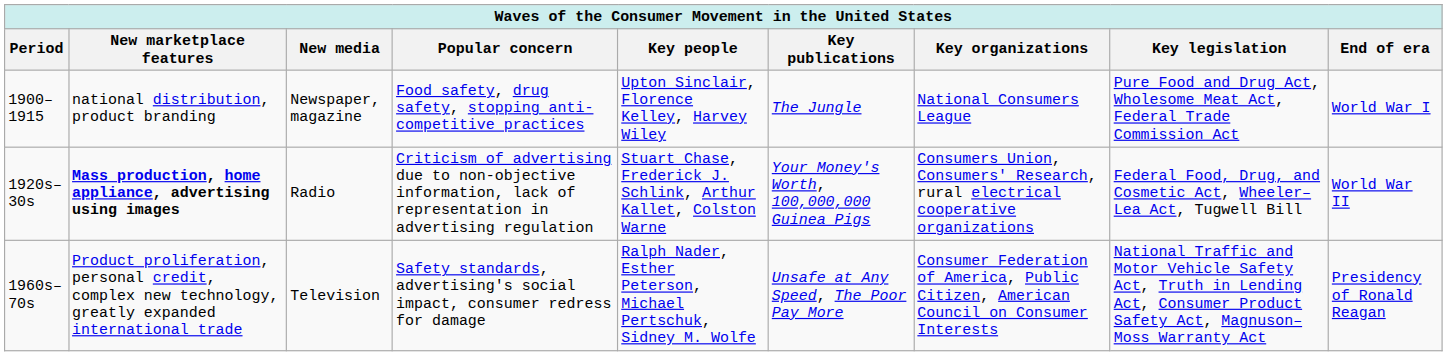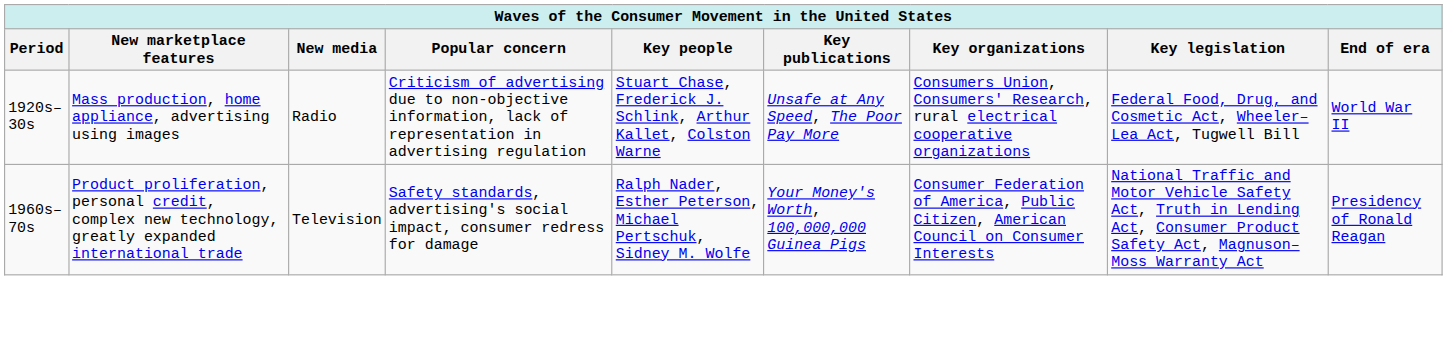- row: (31, 109)
(171, 193) bold -> (171, 117) normal
(826, 193) Your Money's Worth, 100,000,000 Guinea Pigs -> (835, 117) Unsafe at Any Speed, The Poor Pay More
(839, 295) Unsafe at Any Speed, The Poor Pay More -> (821, 219) Your Money's Worth, 100,000,000 Guinea Pigs
